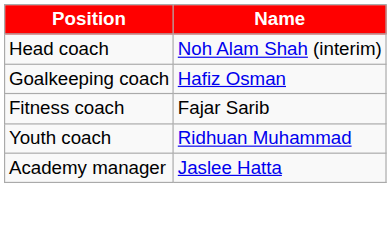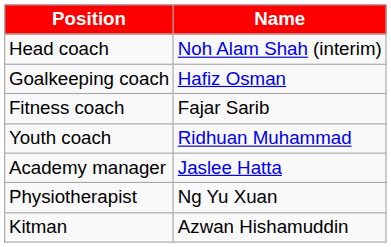+ row: (73, 197)
+ row: (38, 227)
